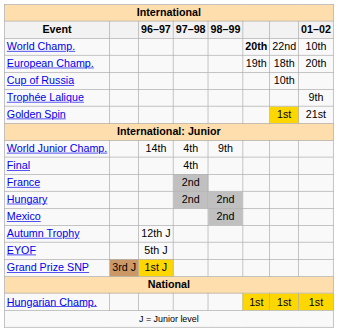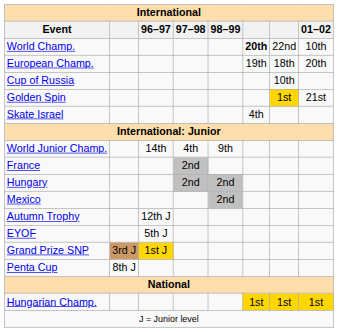- row: (45, 98)
+ row: (35, 115)
- row: (18, 166)
+ row: (32, 268)
